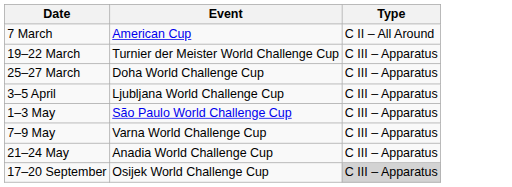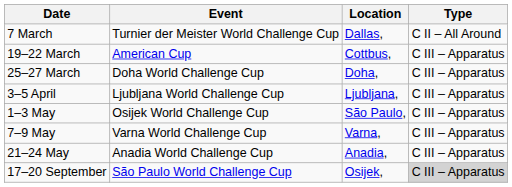+ column: (375, 14)
(152, 34) American Cup -> (226, 34) Turnier der Meister World Challenge Cup
(226, 53) Turnier der Meister World Challenge Cup -> (152, 53) American Cup
(202, 113) São Paulo World Challenge Cup -> (191, 113) Osijek World Challenge Cup
(191, 172) Osijek World Challenge Cup -> (202, 172) São Paulo World Challenge Cup
